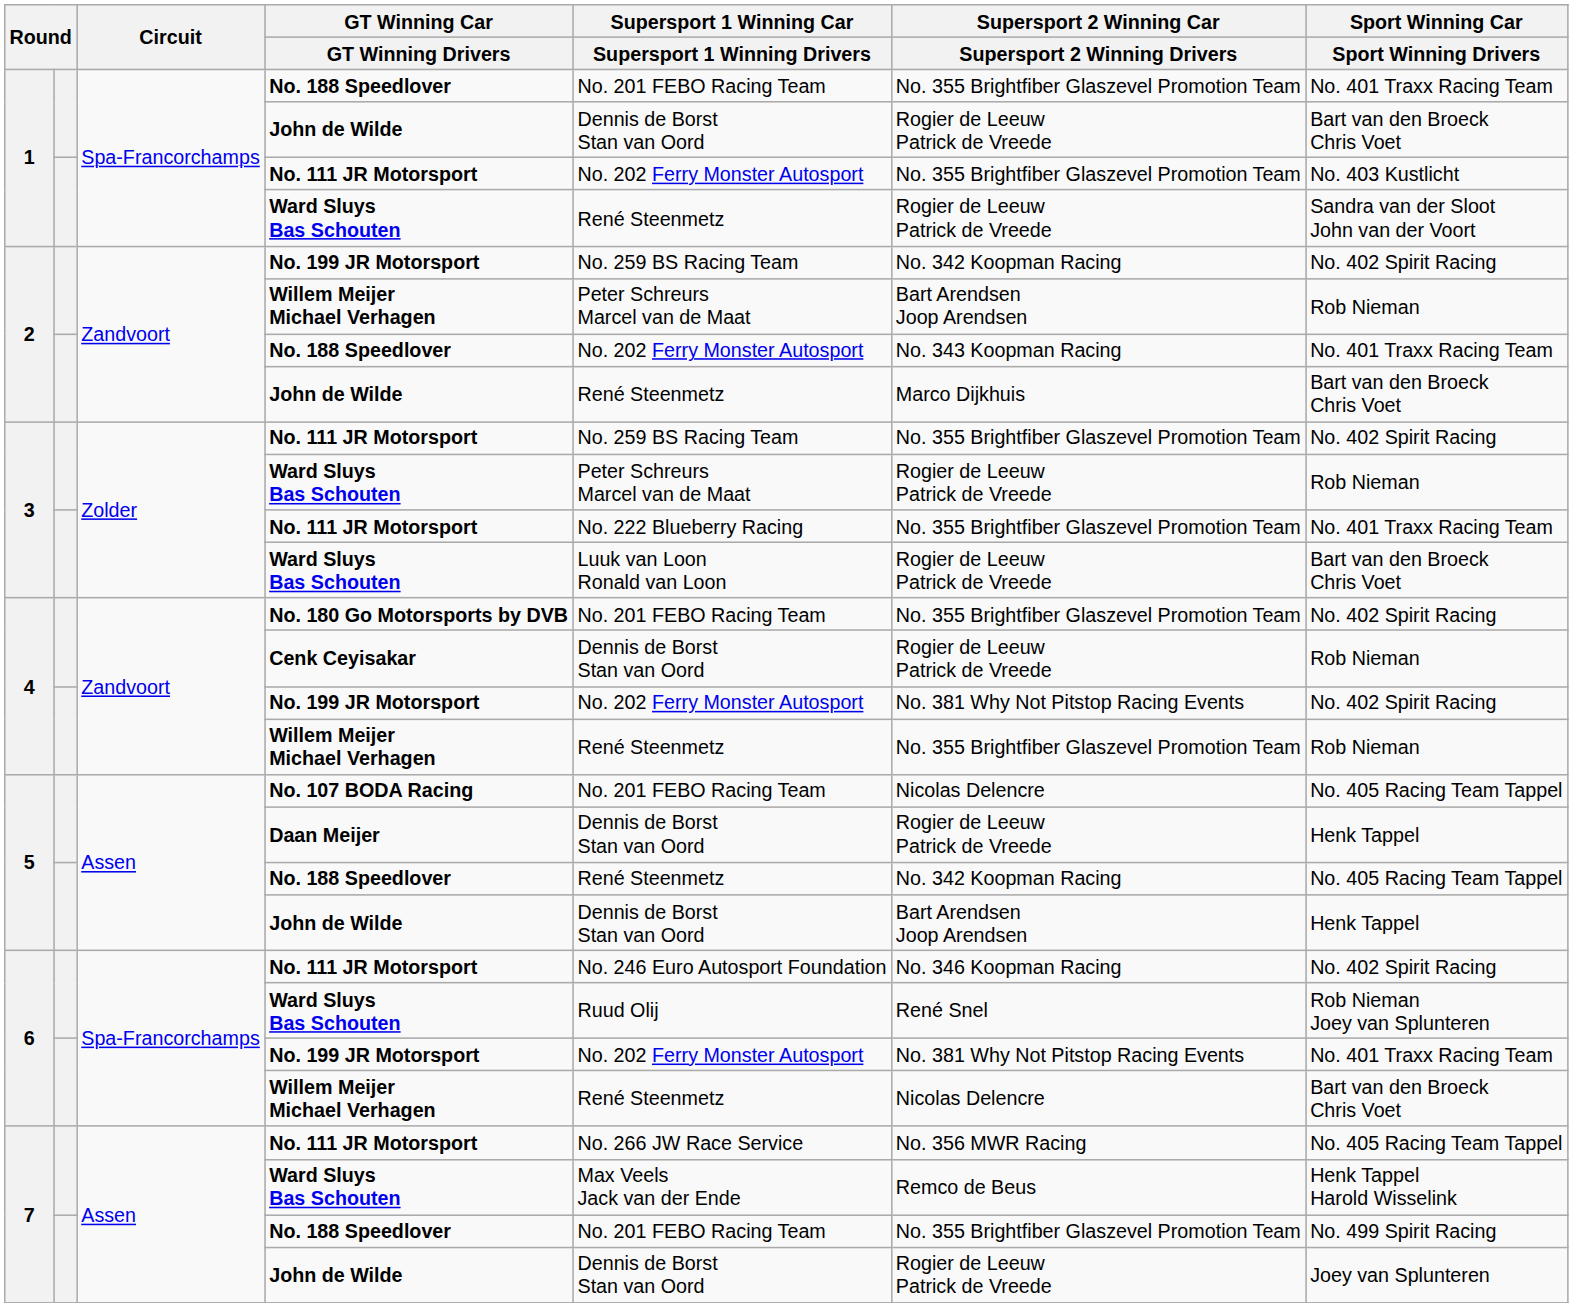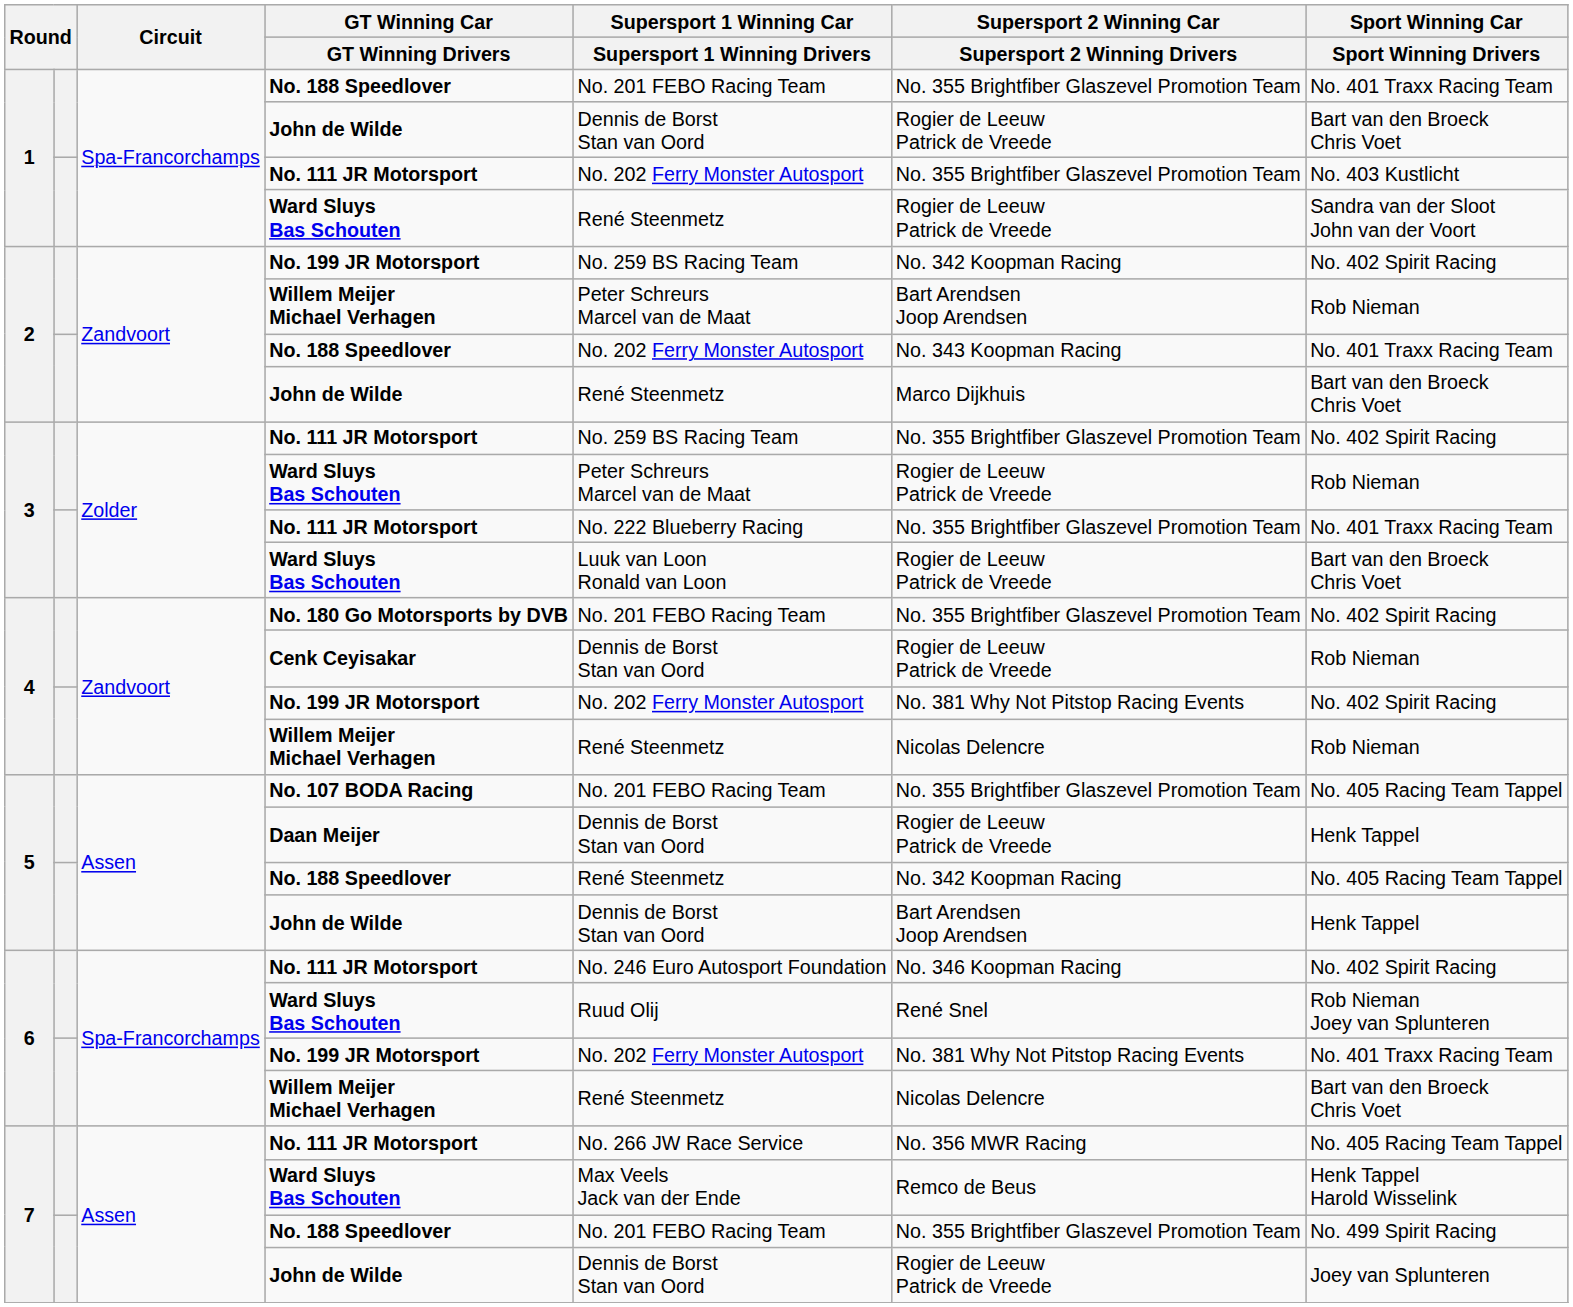(1098, 746) No. 355 Brightfiber Glaszevel Promotion Team -> (970, 746) Nicolas Delencre
(970, 790) Nicolas Delencre -> (1098, 790) No. 355 Brightfiber Glaszevel Promotion Team
